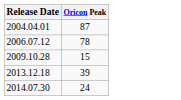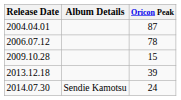+ column: (95, 12)
